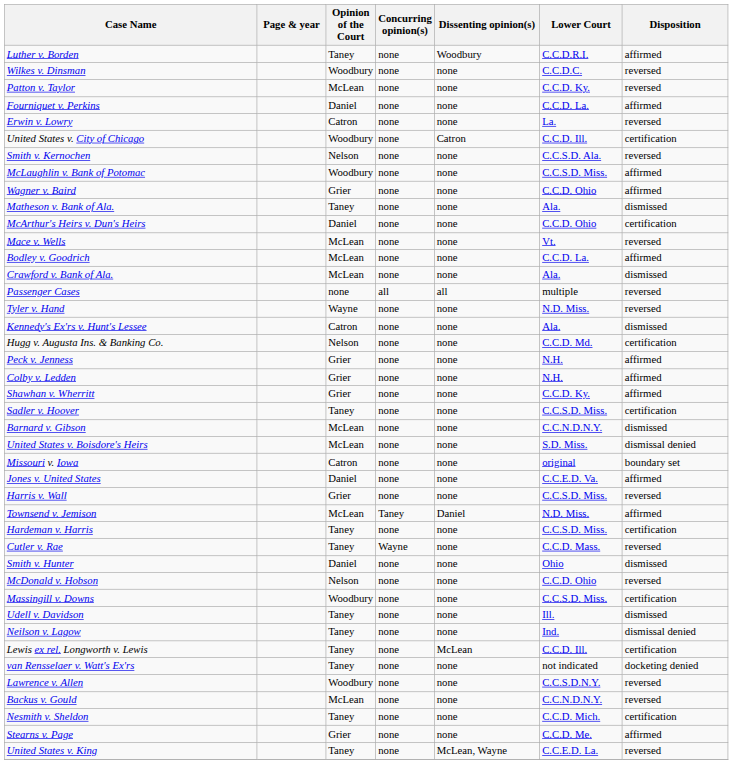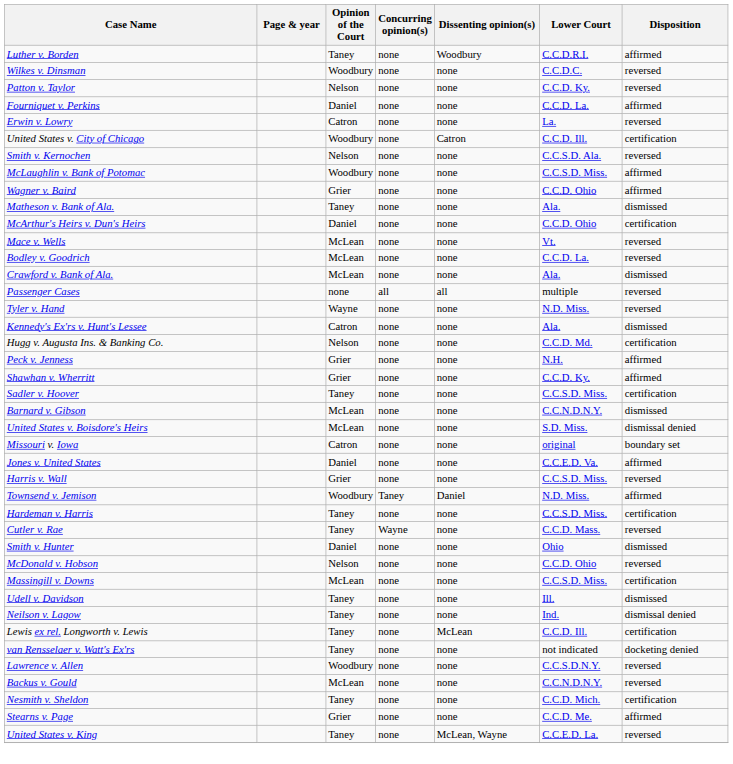(346, 88) McLean -> (343, 88) Nelson
(643, 258) affirmed -> (643, 258) reversed
- row: (41, 377)
(346, 513) McLean -> (351, 496) Woodbury
(351, 598) Woodbury -> (346, 581) McLean
